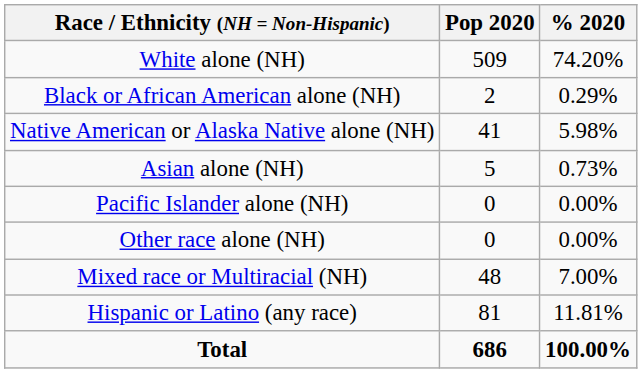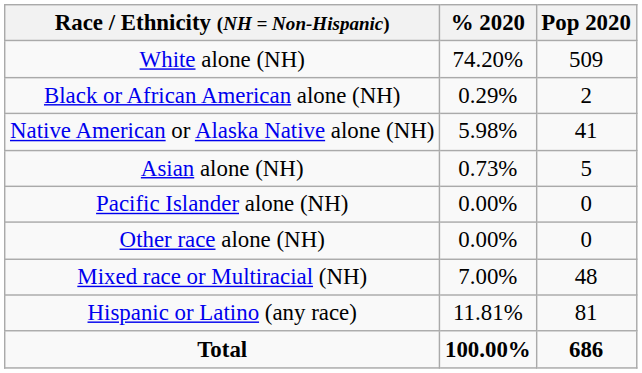columns swapped: (490, 22) <-> (588, 22)
